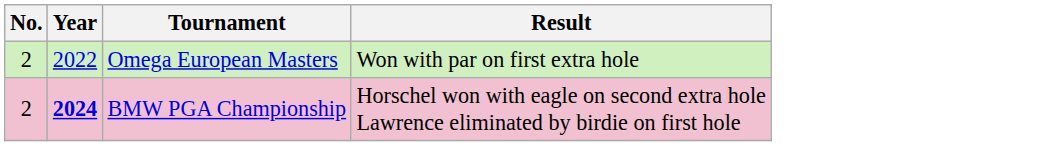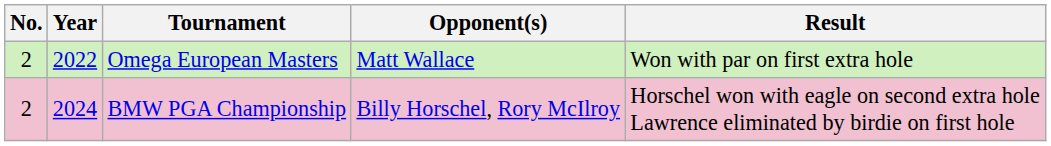+ column: (488, 22)
(75, 109) bold -> (75, 109) normal
